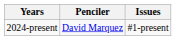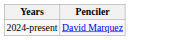- column: (148, 12)
